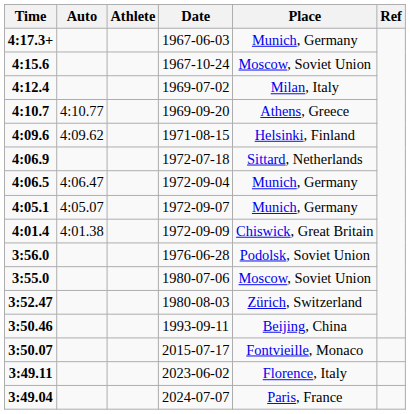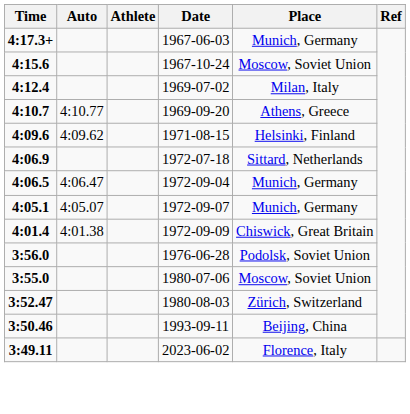- row: (31, 349)
- row: (31, 397)
